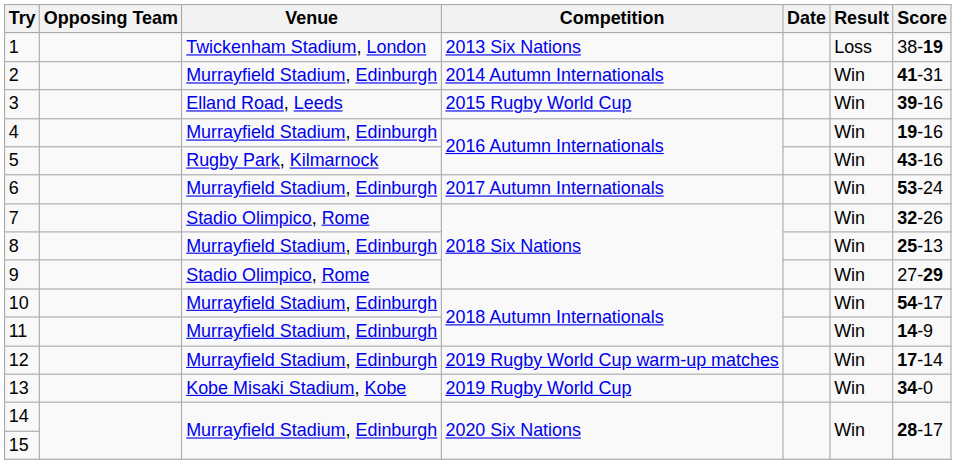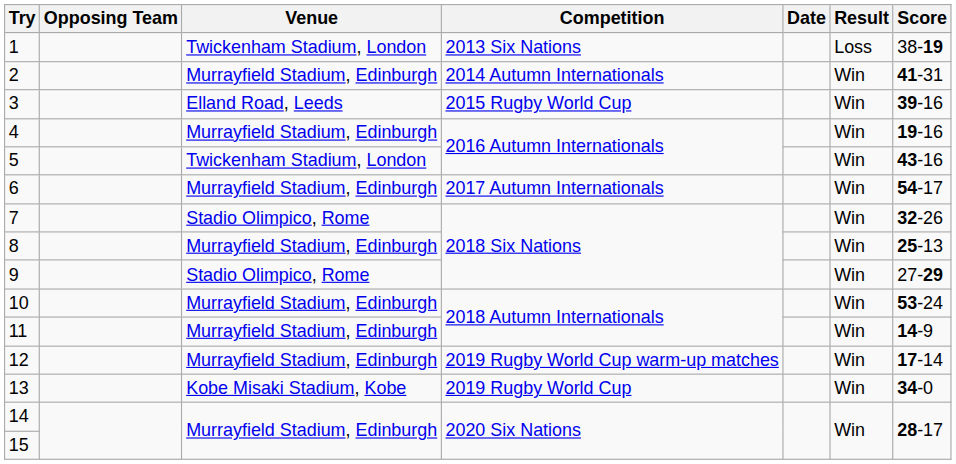(282, 160) Rugby Park, Kilmarnock -> (306, 160) Twickenham Stadium, London
(920, 189) 53-24 -> (920, 189) 54-17
(920, 302) 54-17 -> (920, 302) 53-24
